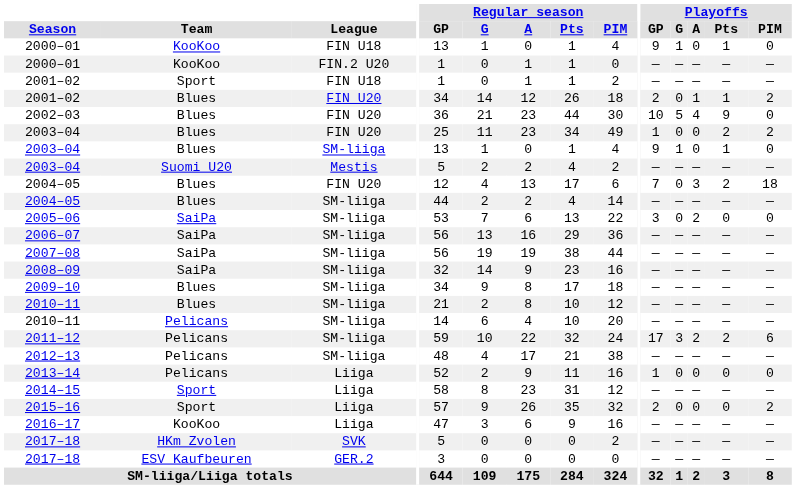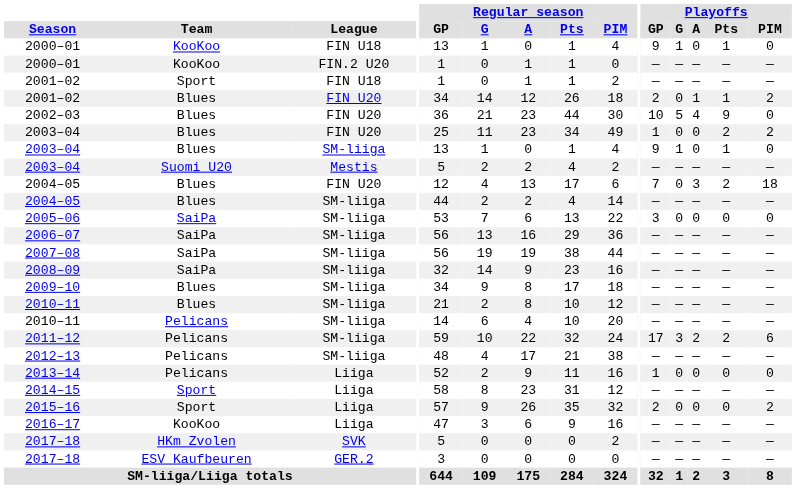(696, 219) 2 -> (696, 219) 0
